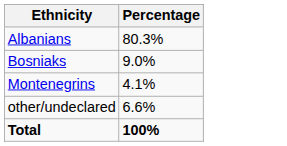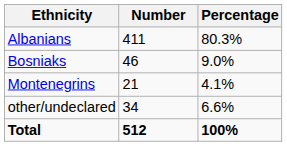+ column: (158, 15)
